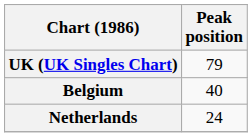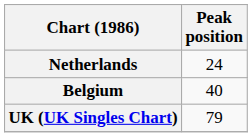rows swapped: (93, 63) <-> (93, 117)
